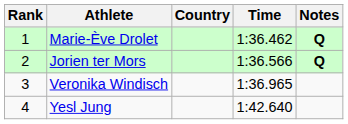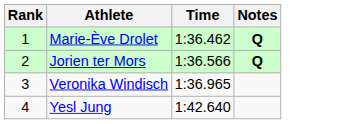- column: (202, 15)
